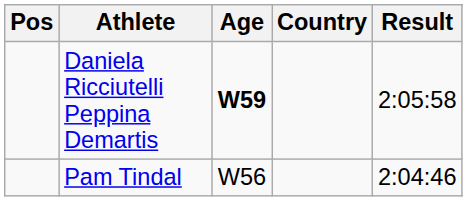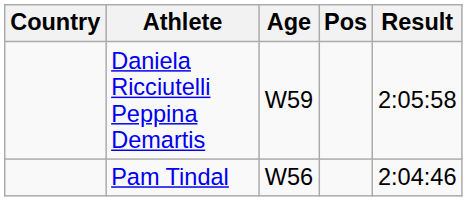columns swapped: (32, 23) <-> (322, 23)
(242, 100) bold -> (289, 100) normal
